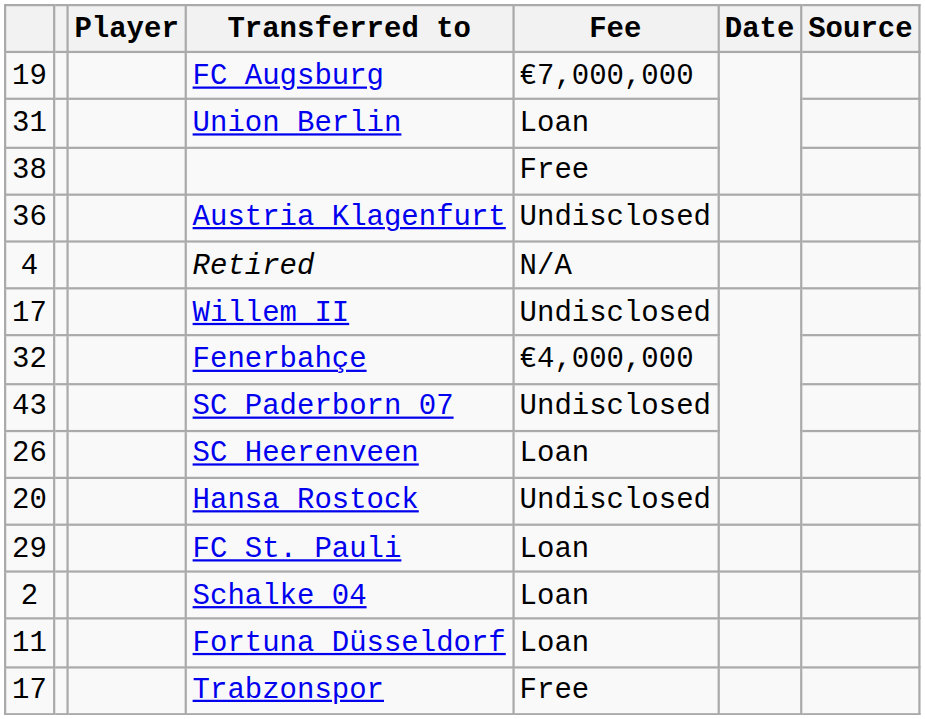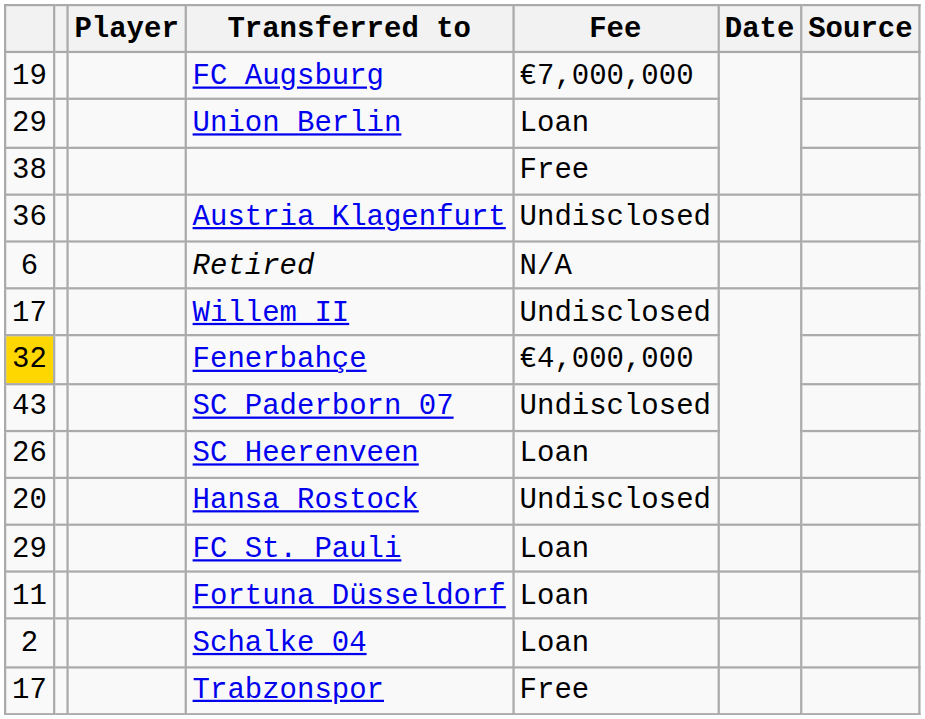(29, 123) 31 -> (29, 123) 29
(29, 265) 4 -> (29, 265) 6
(29, 359) no background -> (29, 359) gold background
rows swapped: (349, 643) <-> (280, 596)
